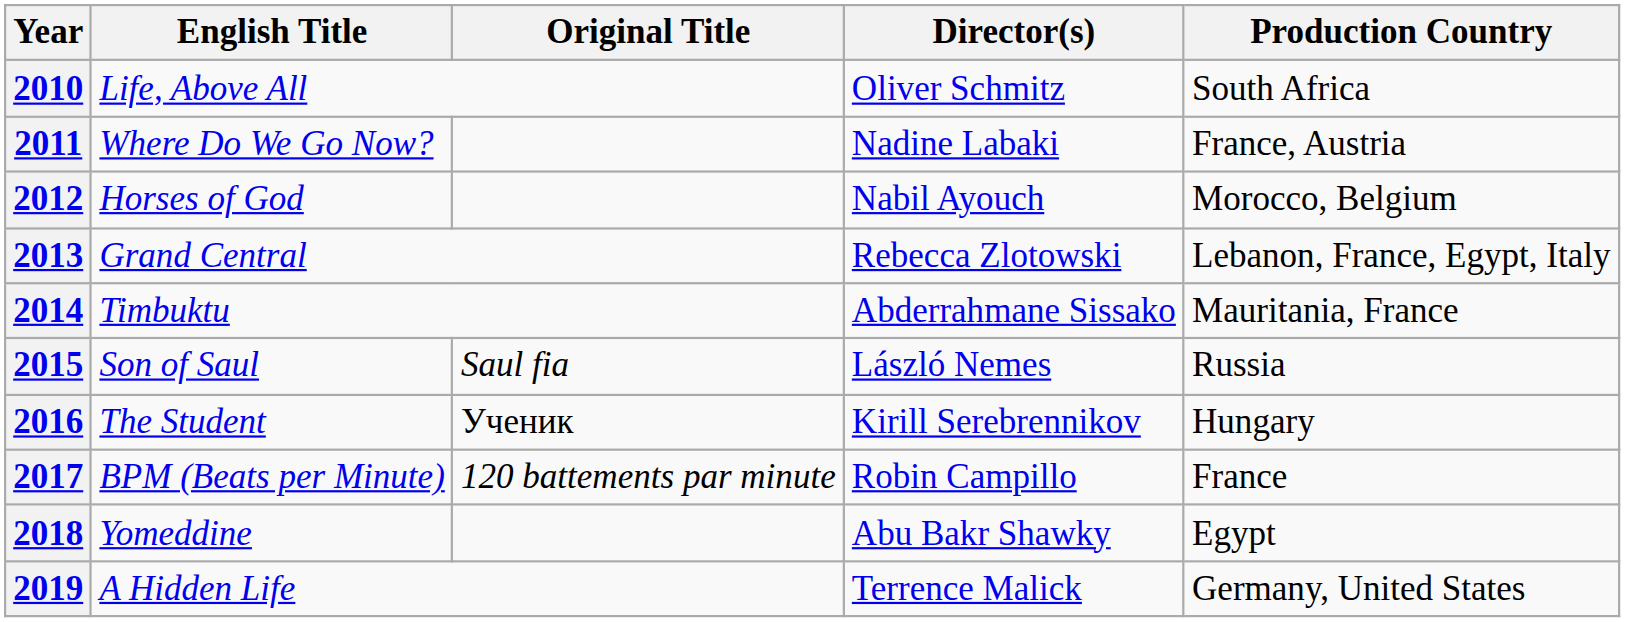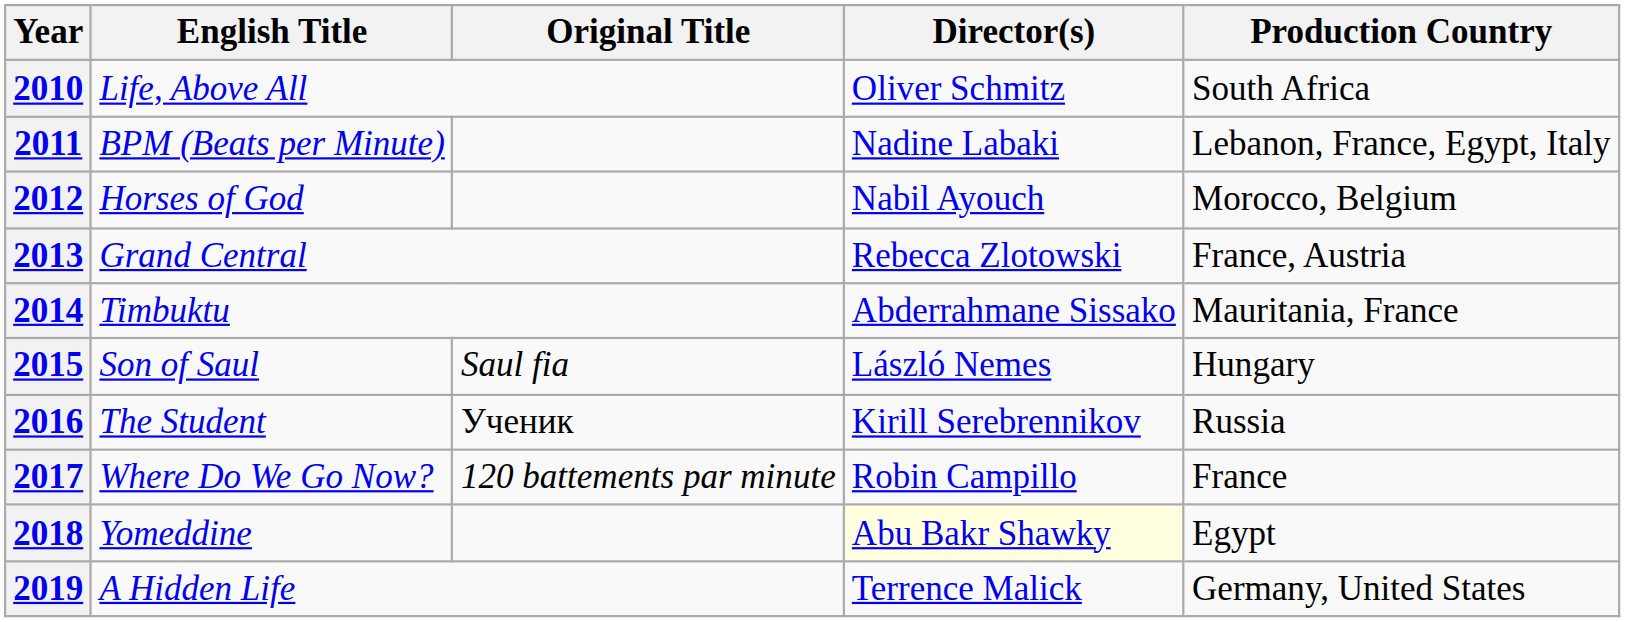(266, 143) Where Do We Go Now? -> (272, 143) BPM (Beats per Minute)
(1299, 143) France, Austria -> (1401, 143) Lebanon, France, Egypt, Italy
(1401, 254) Lebanon, France, Egypt, Italy -> (1299, 254) France, Austria
(1239, 365) Russia -> (1253, 365) Hungary
(1253, 421) Hungary -> (1239, 421) Russia
(272, 476) BPM (Beats per Minute) -> (266, 476) Where Do We Go Now?
(981, 532) no background -> (981, 532) lightyellow background
